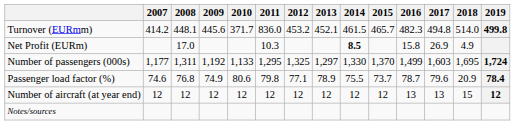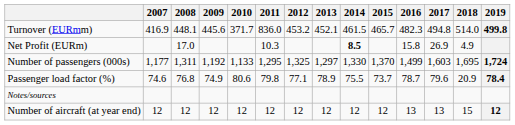(157, 29) 414.2 -> (157, 29) 416.9
rows swapped: (74, 95) <-> (32, 112)
